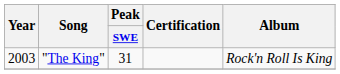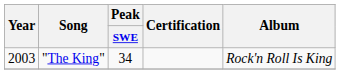(125, 58) 31 -> (125, 58) 34
